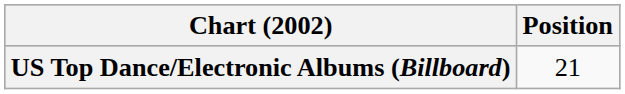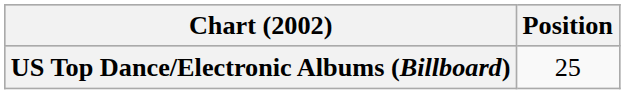(568, 66) 21 -> (568, 66) 25
